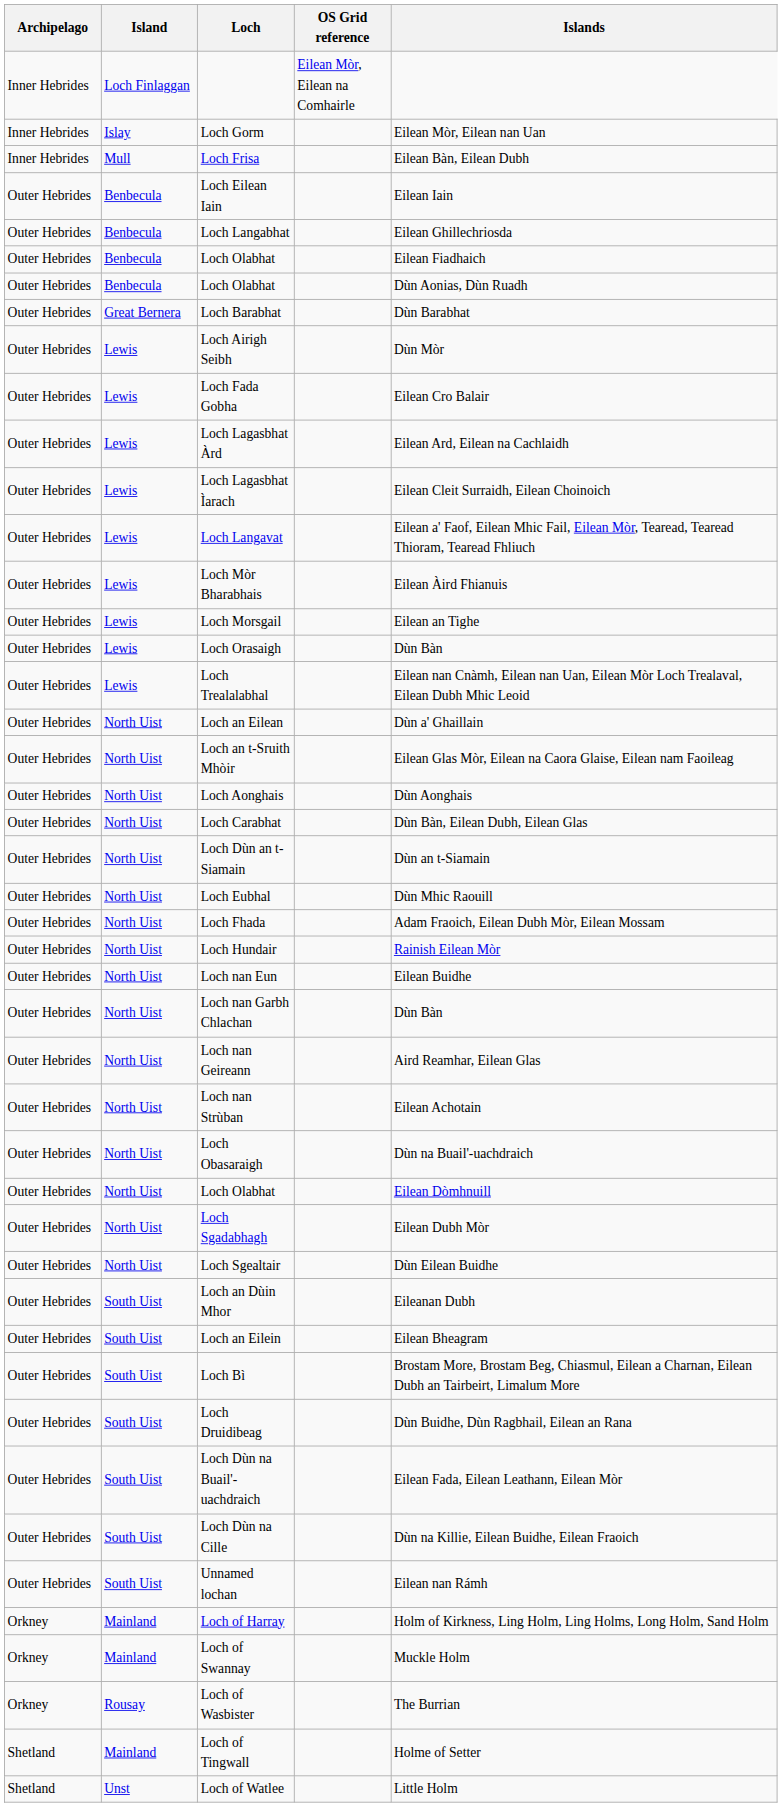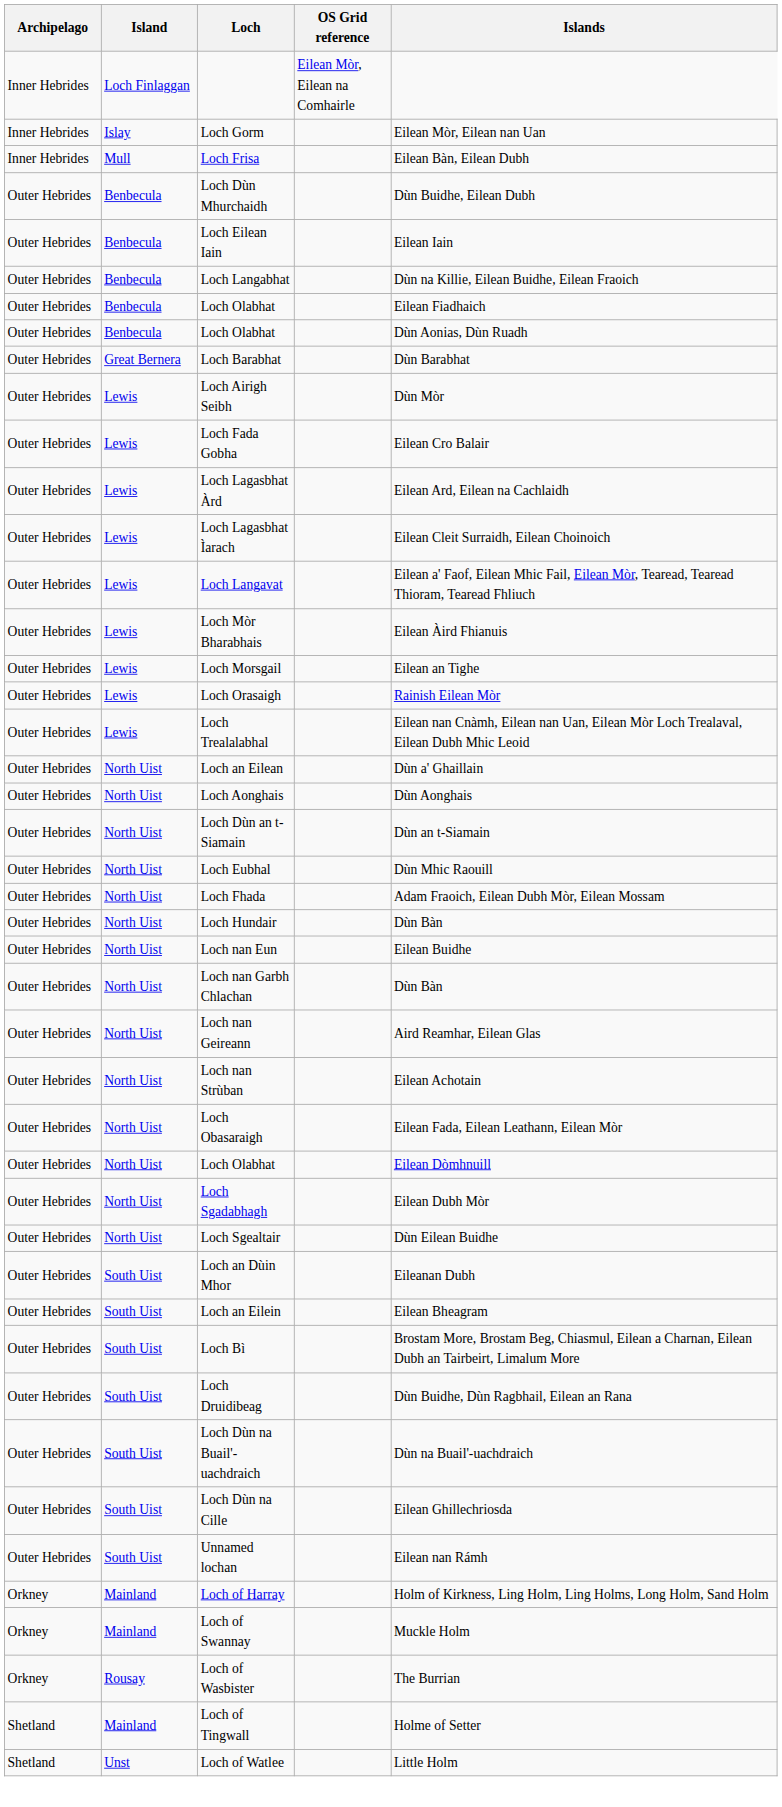+ row: (133, 195)
(453, 232) Eilean Ghillechriosda -> (516, 279) Dùn na Killie, Eilean Buidhe, Eilean Fraoich
(418, 648) Dùn Bàn -> (447, 695) Rainish Eilean Mòr
- row: (133, 759)
- row: (133, 822)
(447, 949) Rainish Eilean Mòr -> (418, 923) Dùn Bàn
(463, 1154) Dùn na Buail'-uachdraich -> (508, 1127) Eilean Fada, Eilean Leathann, Eilean Mòr
(508, 1480) Eilean Fada, Eilean Leathann, Eilean Mòr -> (463, 1453) Dùn na Buail'-uachdraich
(516, 1537) Dùn na Killie, Eilean Buidhe, Eilean Fraoich -> (453, 1510) Eilean Ghillechriosda
